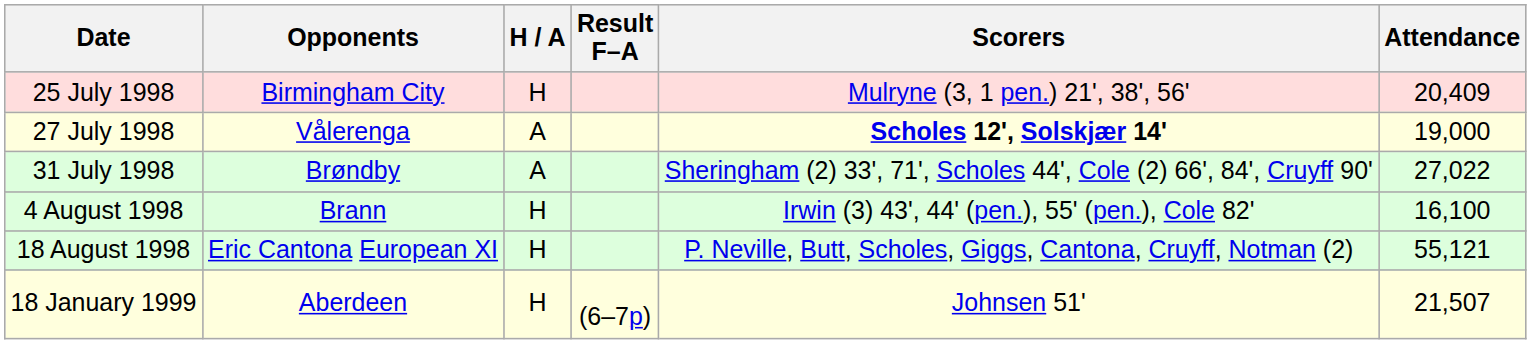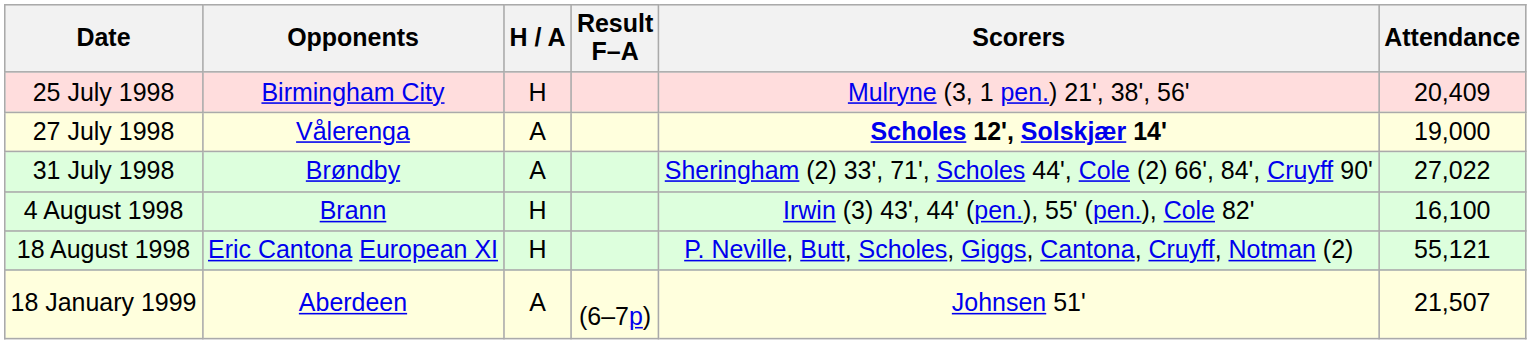(537, 303) H -> (537, 303) A
